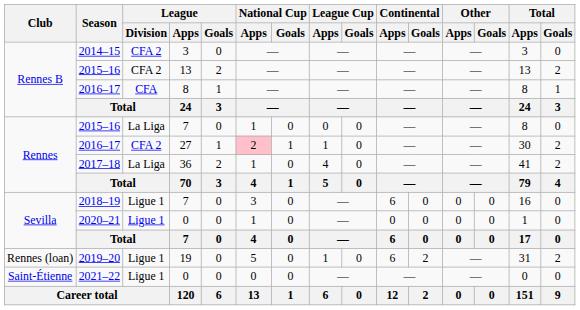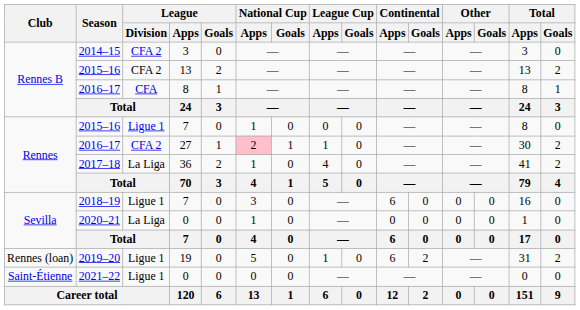(146, 126) La Liga -> (146, 126) Ligue 1
(146, 220) Ligue 1 -> (146, 220) La Liga
